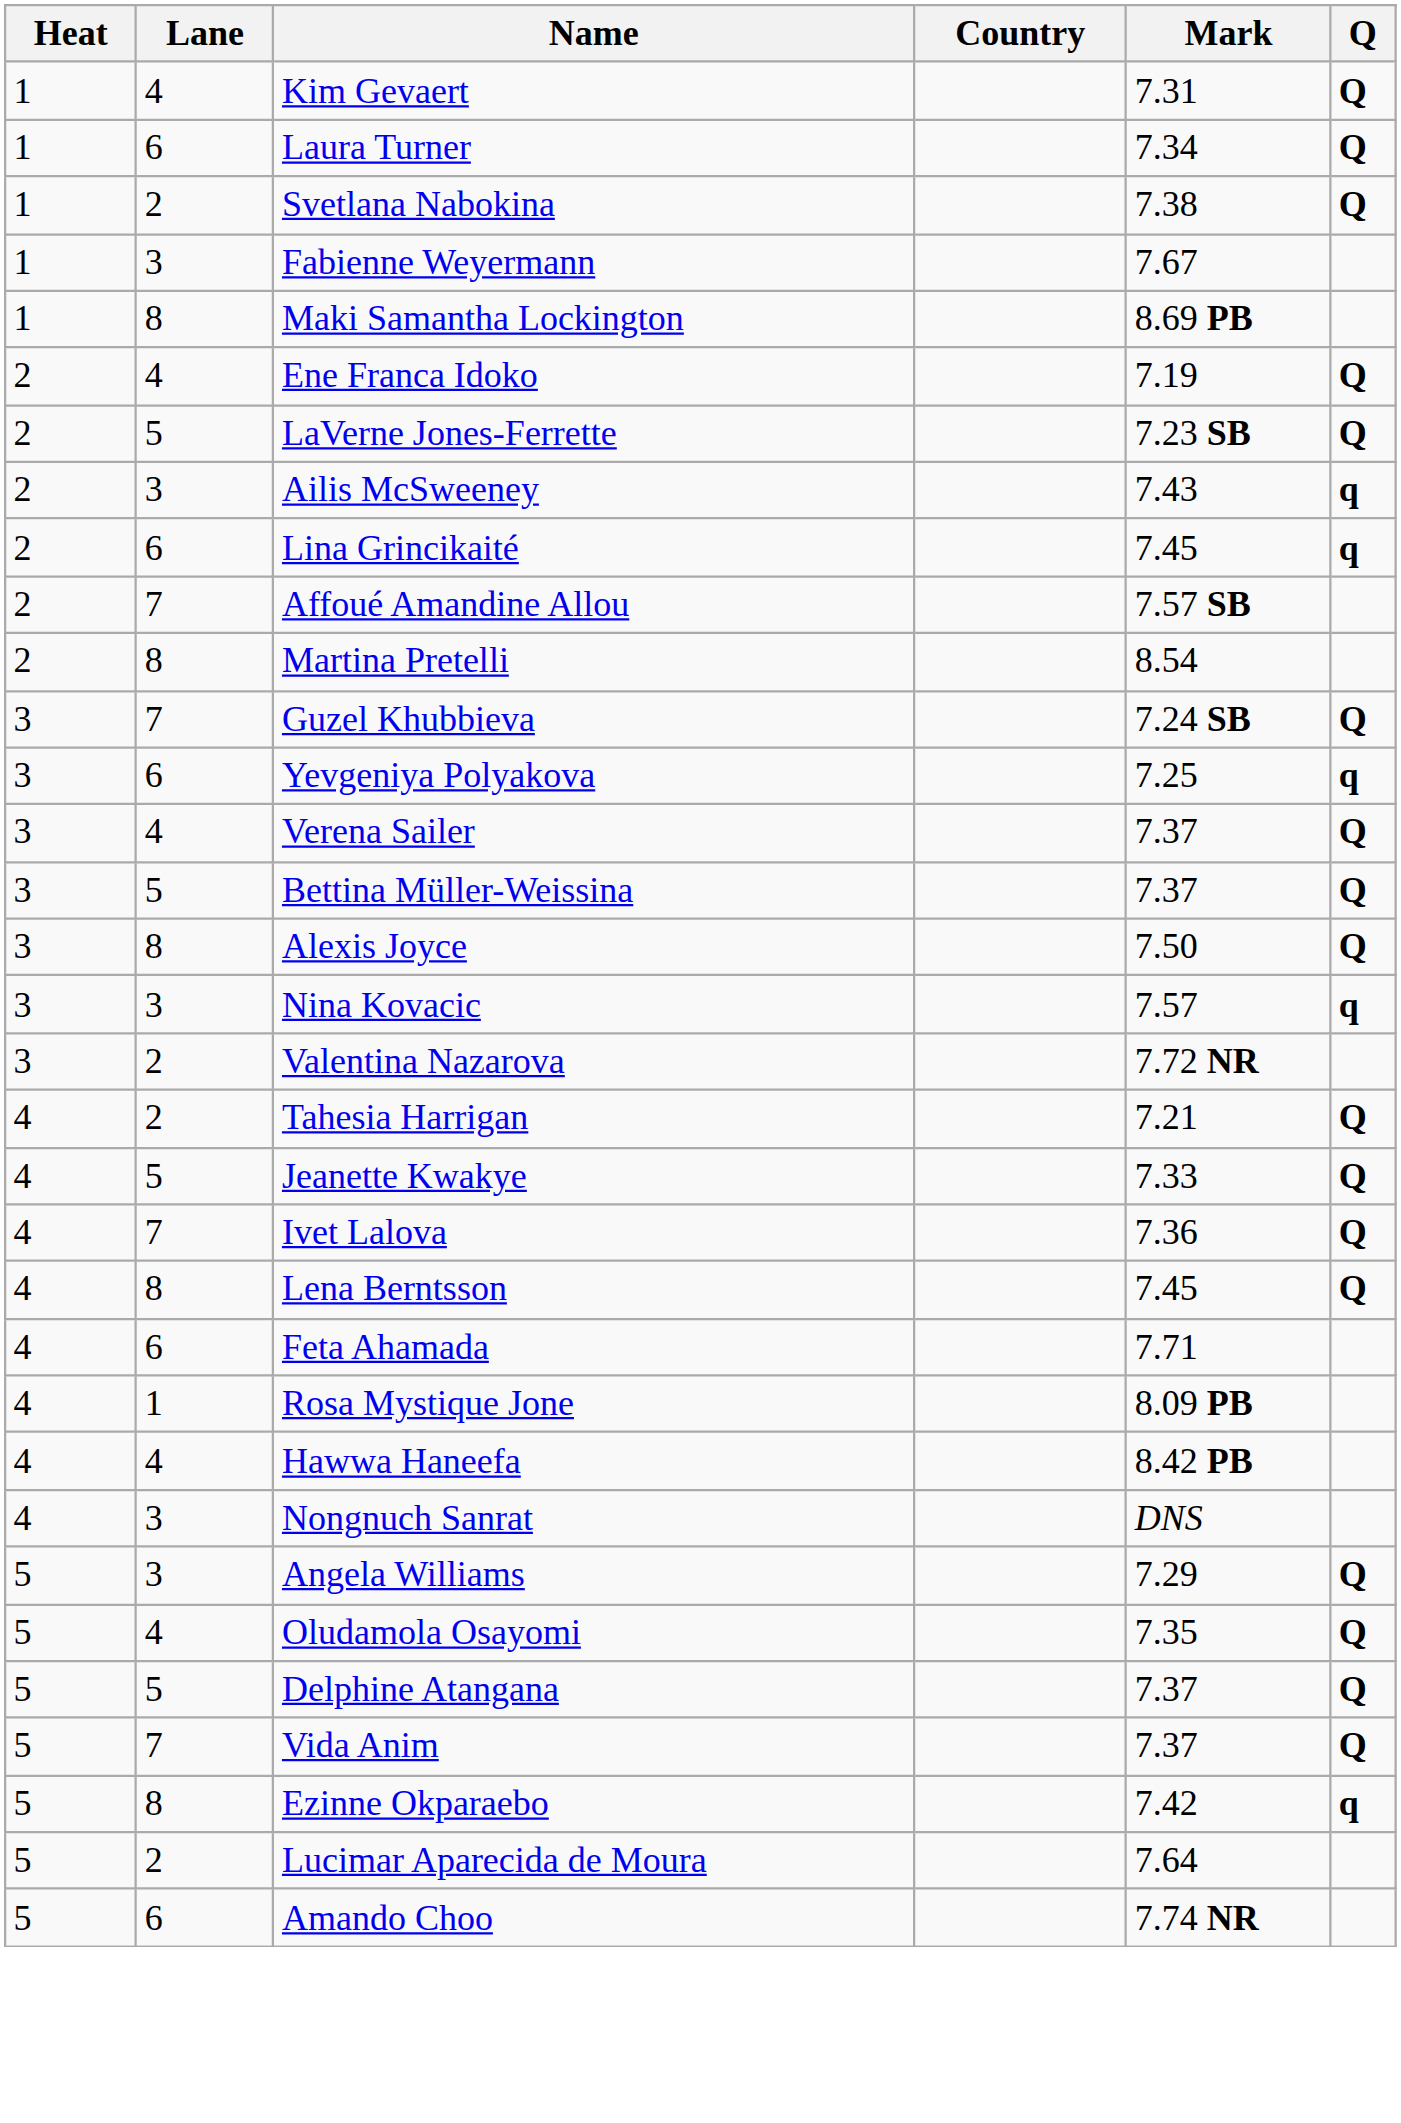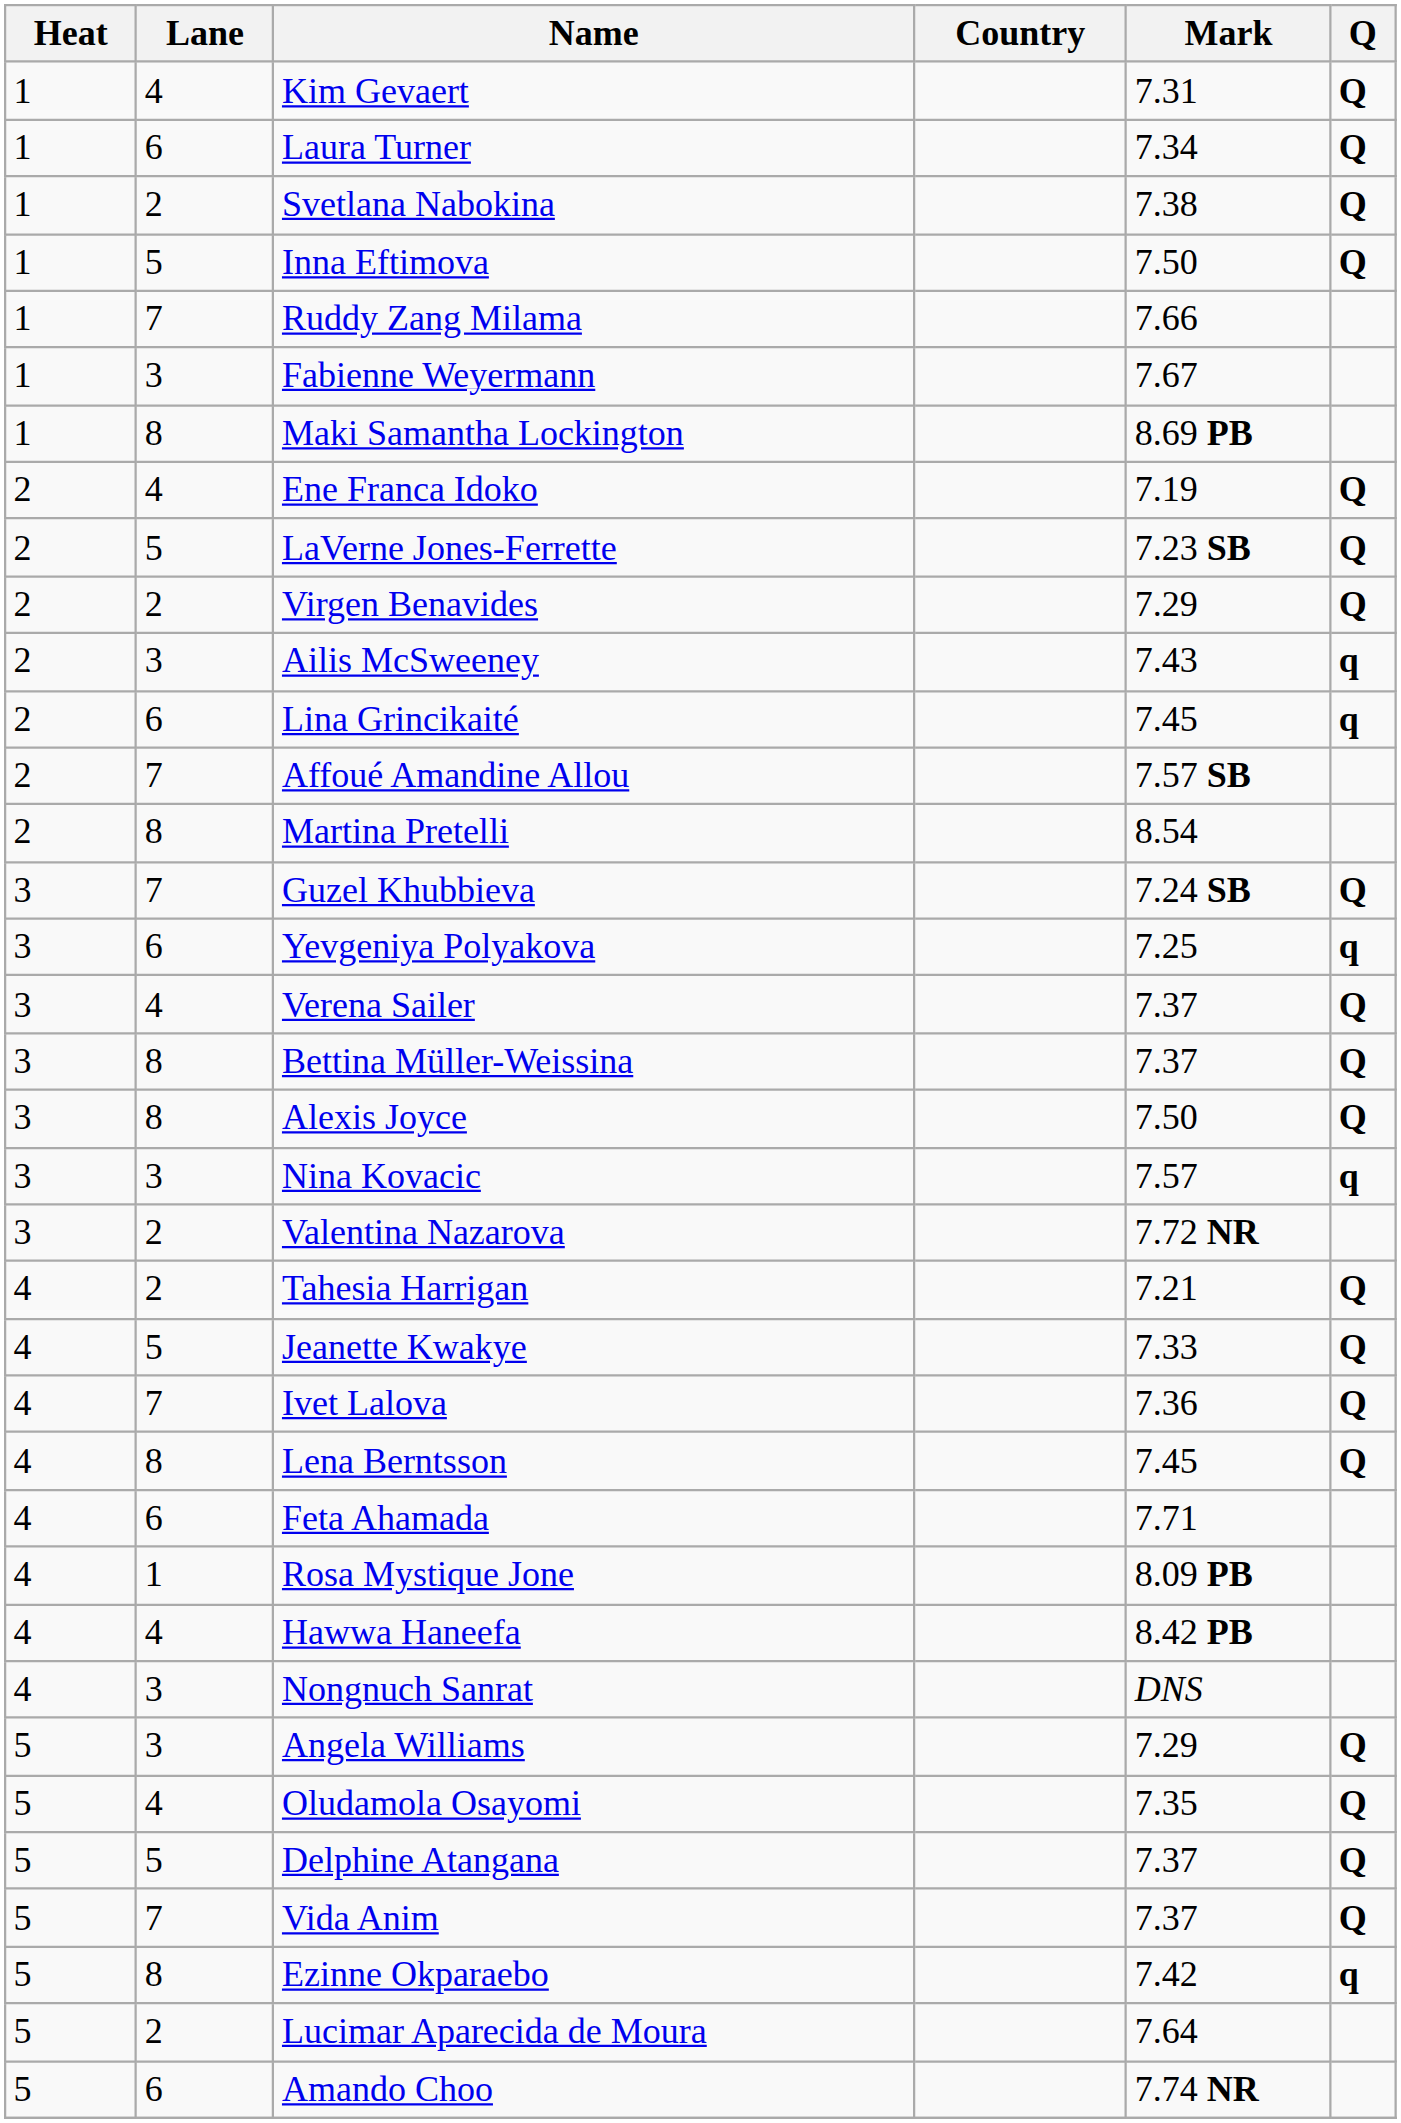+ row: (385, 261)
+ row: (432, 318)
+ row: (410, 603)
(154, 889) 5 -> (154, 1060) 8
